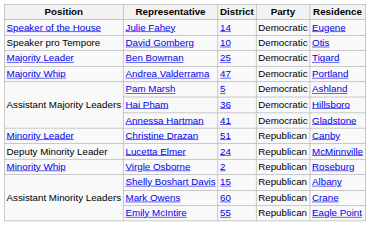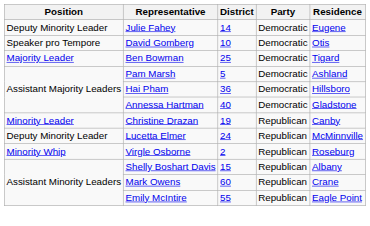(54, 27) Speaker of the House -> (57, 27) Deputy Minority Leader
- row: (167, 74)
(225, 120) 41 -> (225, 105) 40
(225, 136) 51 -> (225, 120) 19
